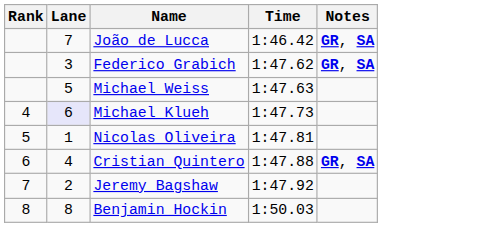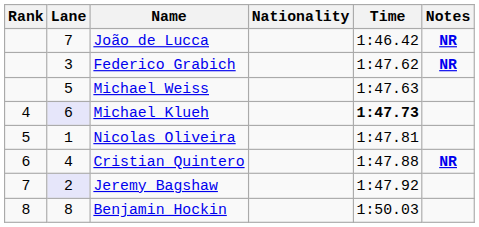+ column: (301, 17)
(348, 41) GR, SA -> (448, 41) NR
(348, 65) GR, SA -> (448, 65) NR
(283, 113) normal -> (388, 113) bold
(348, 162) GR, SA -> (448, 162) NR
(69, 186) no background -> (69, 186) lavender background
